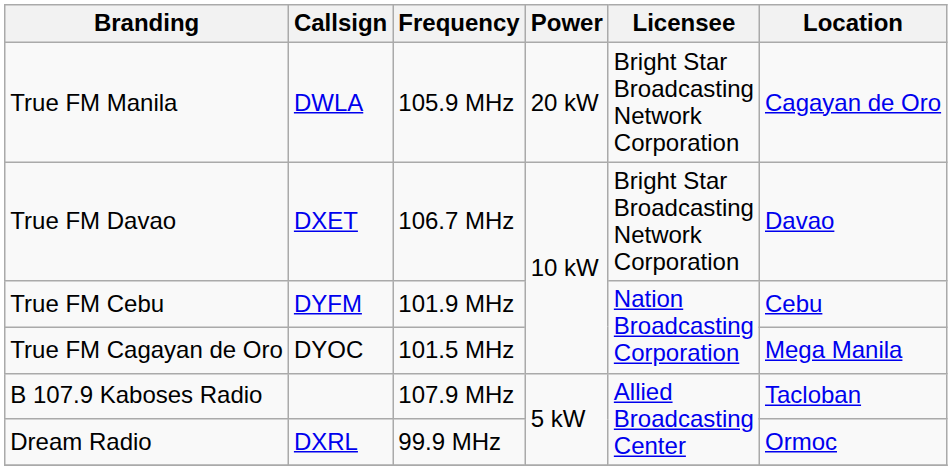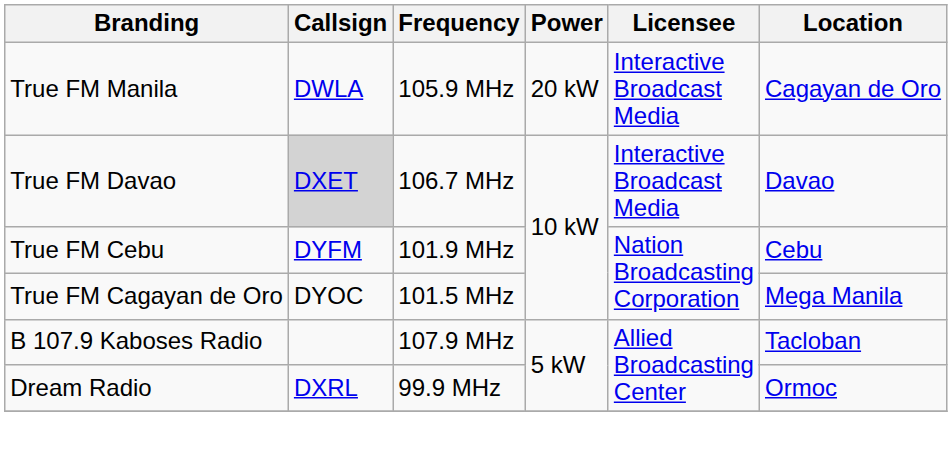(684, 102) Bright Star Broadcasting Network Corporation -> (669, 88) Interactive Broadcast Media
(326, 221) no background -> (326, 180) lightgrey background
(684, 221) Bright Star Broadcasting Network Corporation -> (669, 180) Interactive Broadcast Media
